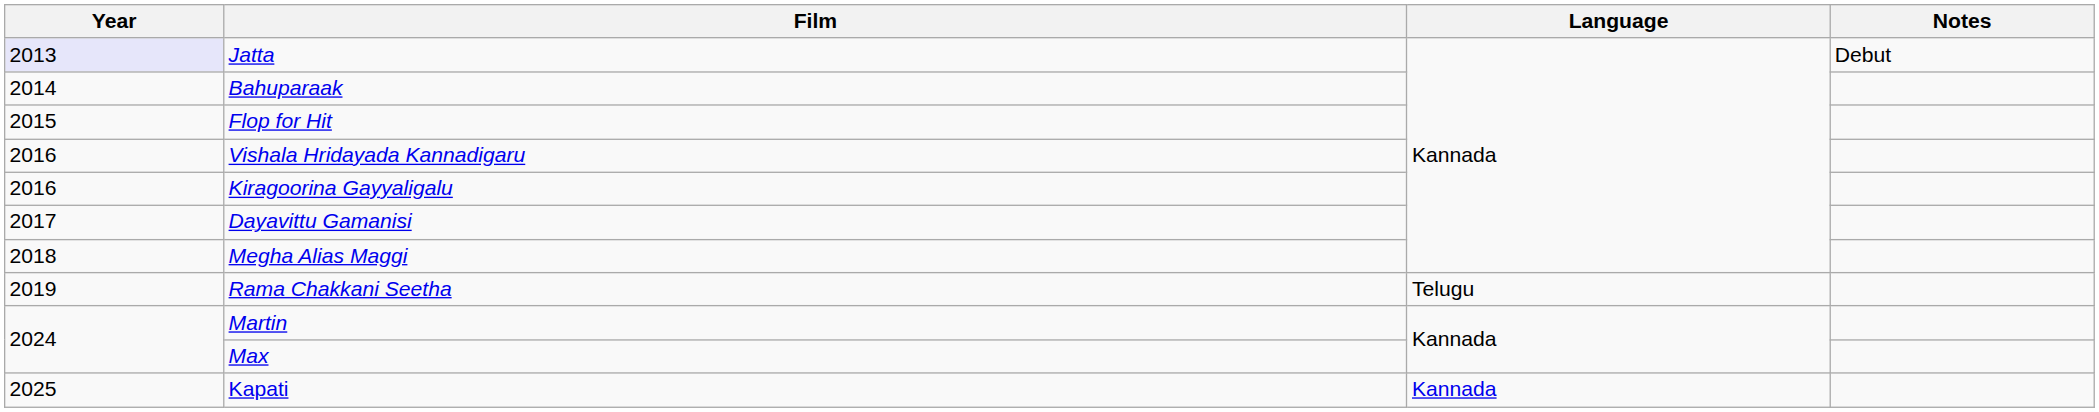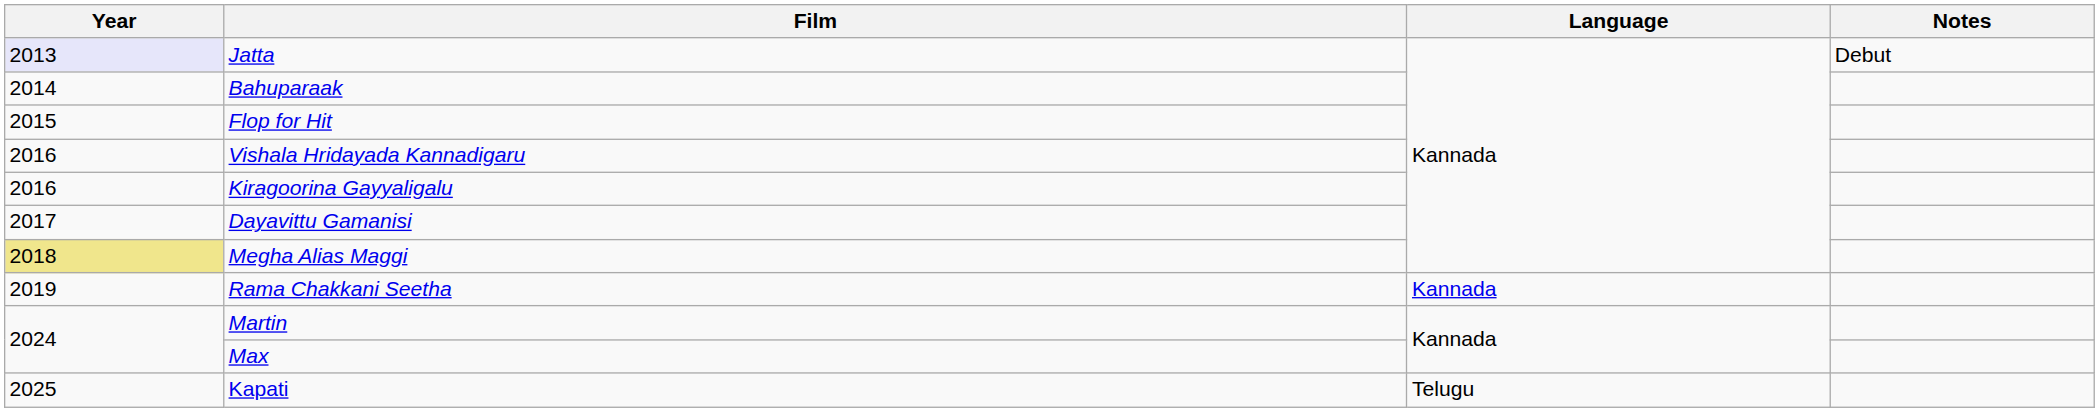(33, 255) no background -> (33, 255) khaki background
(1443, 289) Telugu -> (1454, 289) Kannada
(1454, 389) Kannada -> (1443, 389) Telugu
